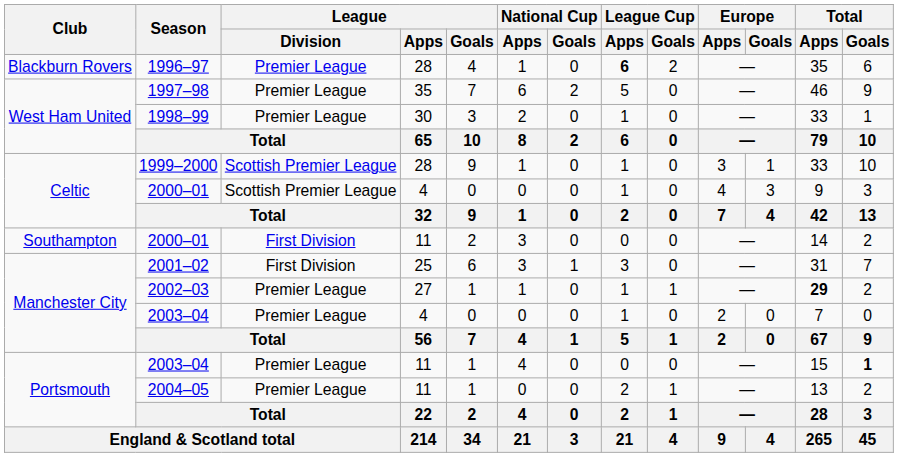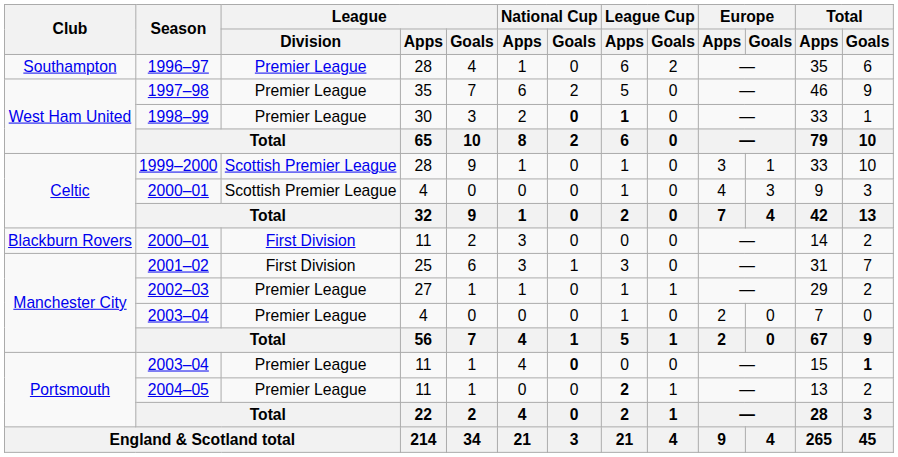(70, 66) Blackburn Rovers -> (70, 66) Southampton
(624, 66) bold -> (624, 66) normal
(574, 116) normal -> (574, 116) bold
(624, 116) normal -> (624, 116) bold
(70, 240) Southampton -> (70, 240) Blackburn Rovers
(819, 290) bold -> (819, 290) normal
(574, 365) normal -> (574, 365) bold
(624, 389) normal -> (624, 389) bold
